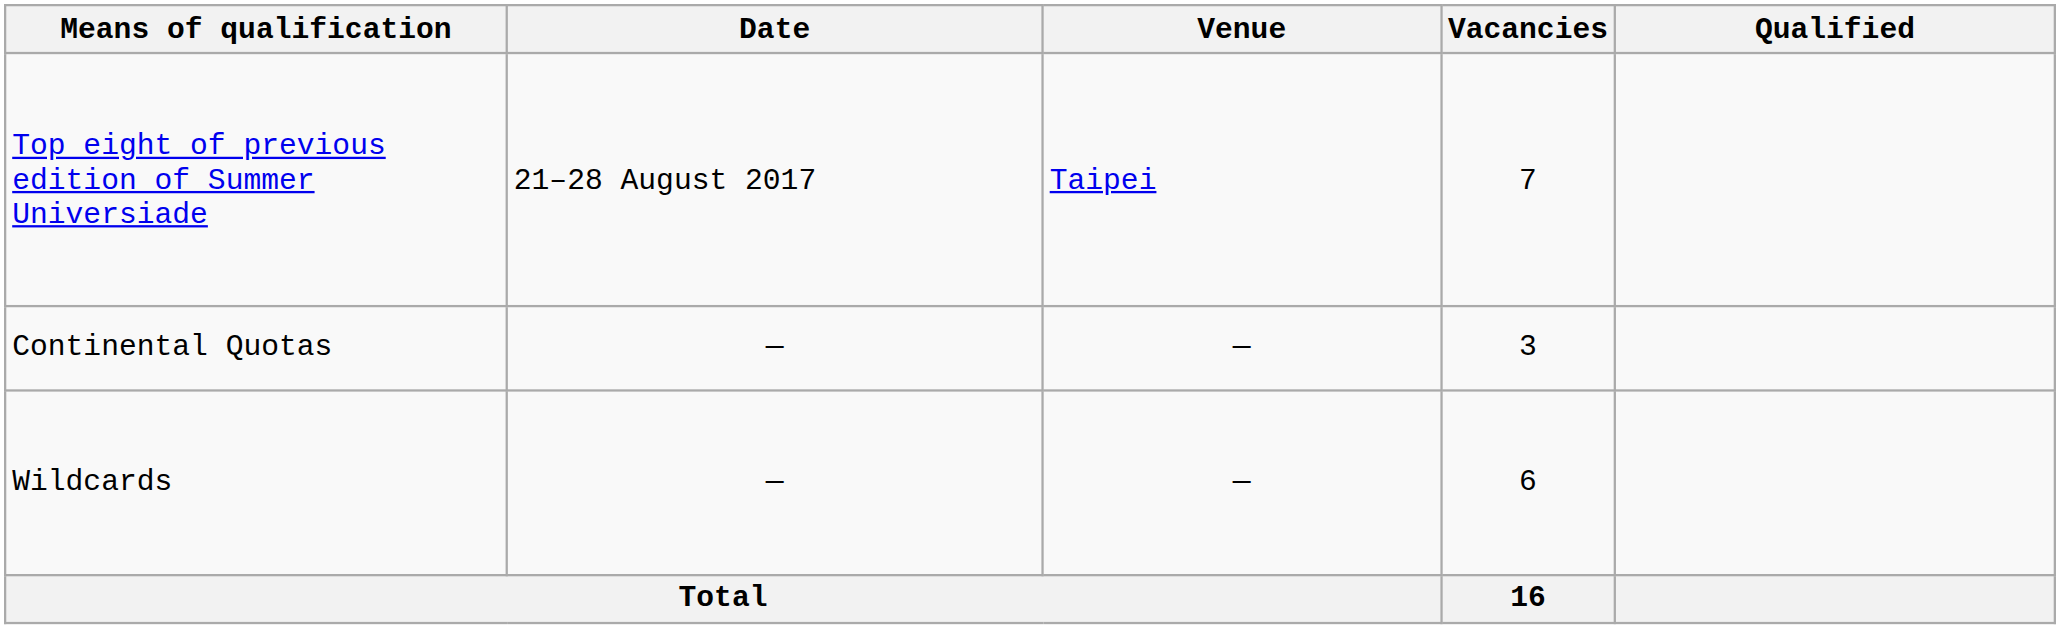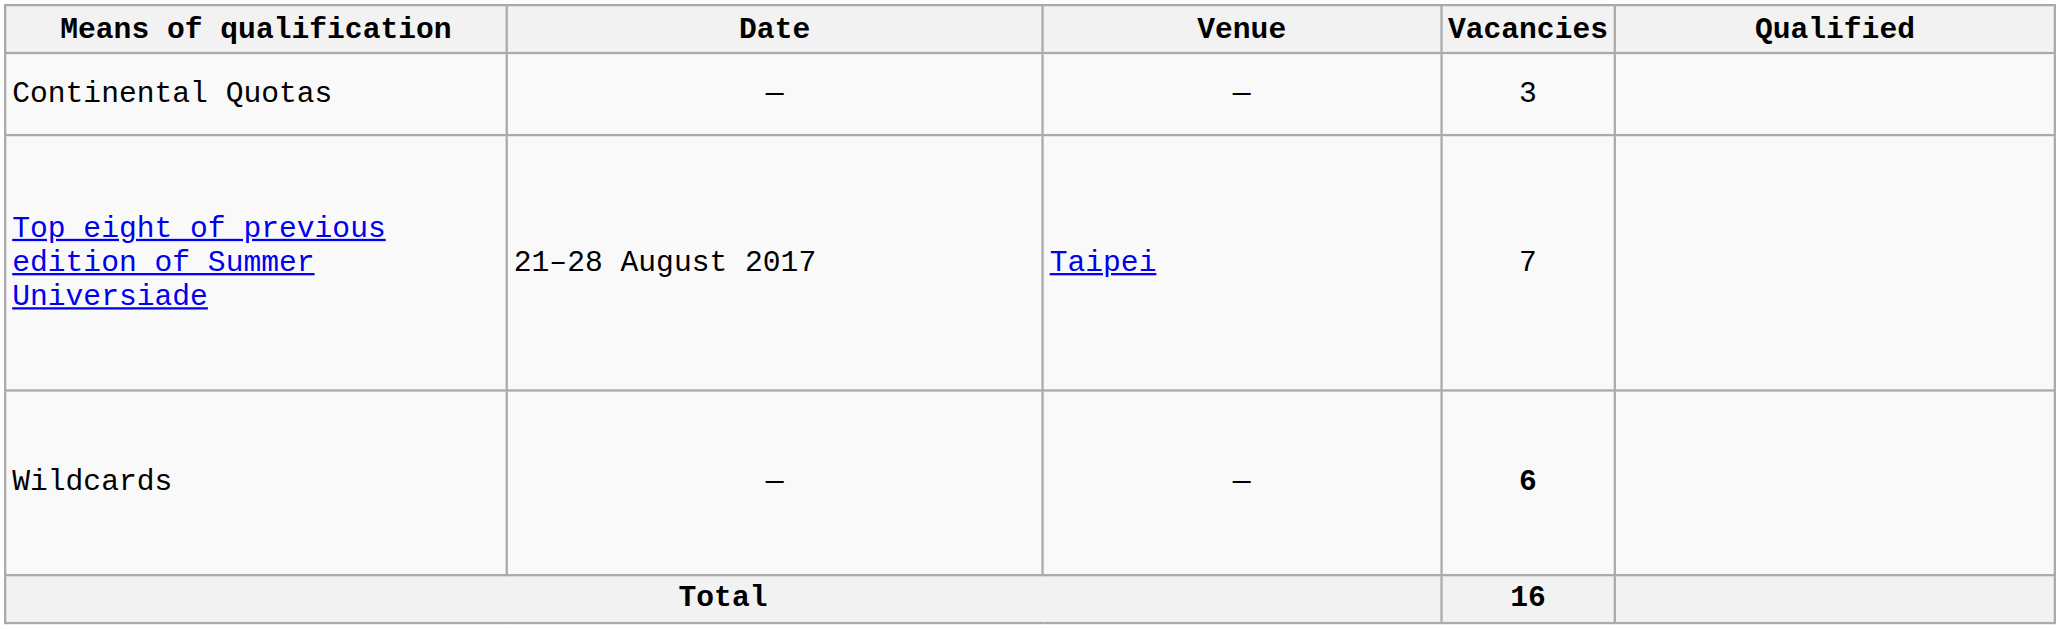rows swapped: (199, 180) <-> (172, 348)
(1528, 482) normal -> (1528, 482) bold
